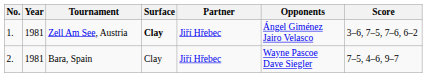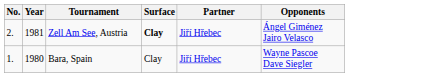- column: (383, 11)
(10, 32) 1. -> (10, 32) 2.
(10, 58) 2. -> (10, 58) 1.
(34, 58) 1981 -> (34, 58) 1980
